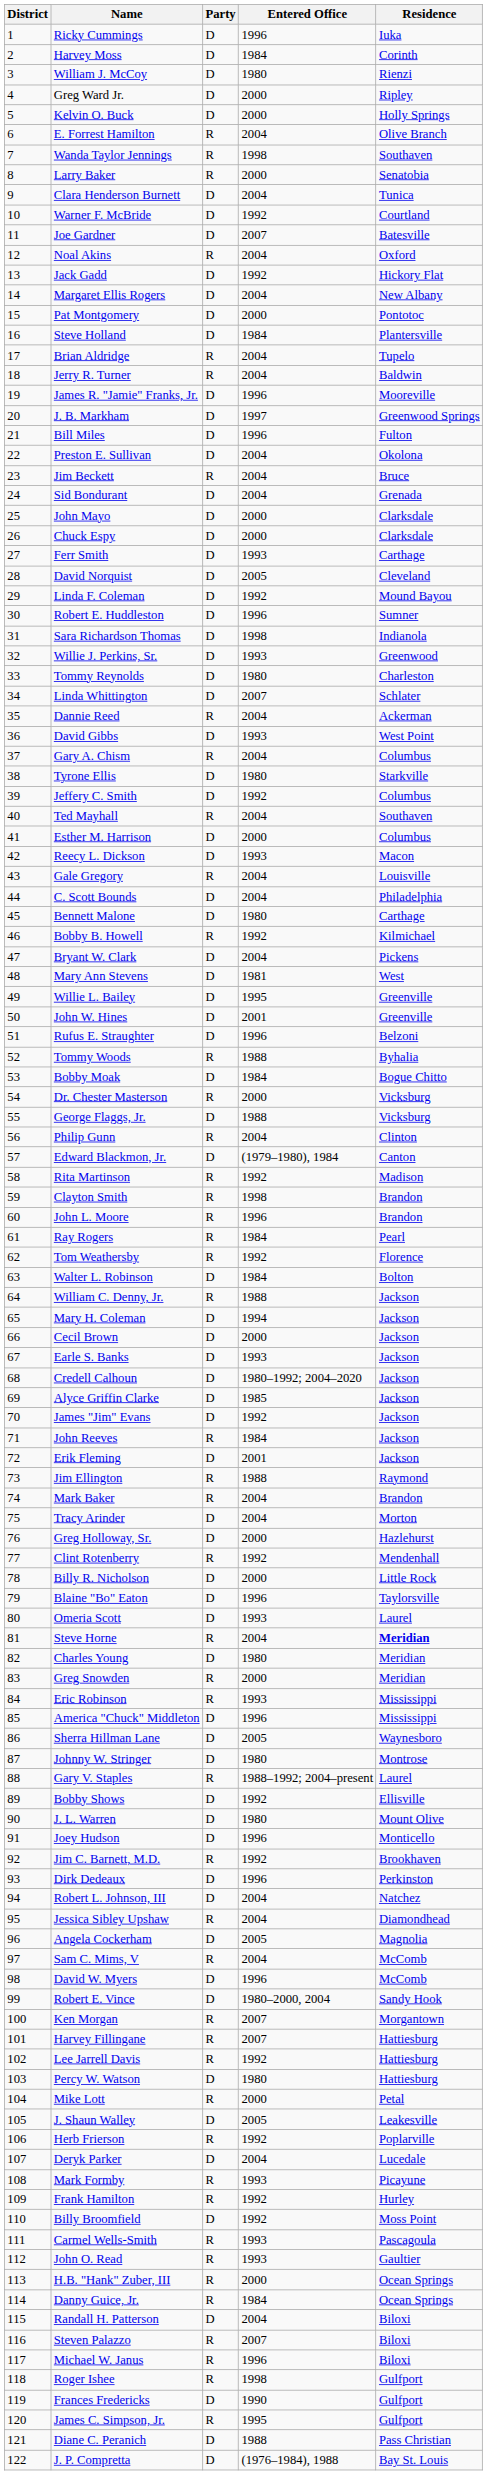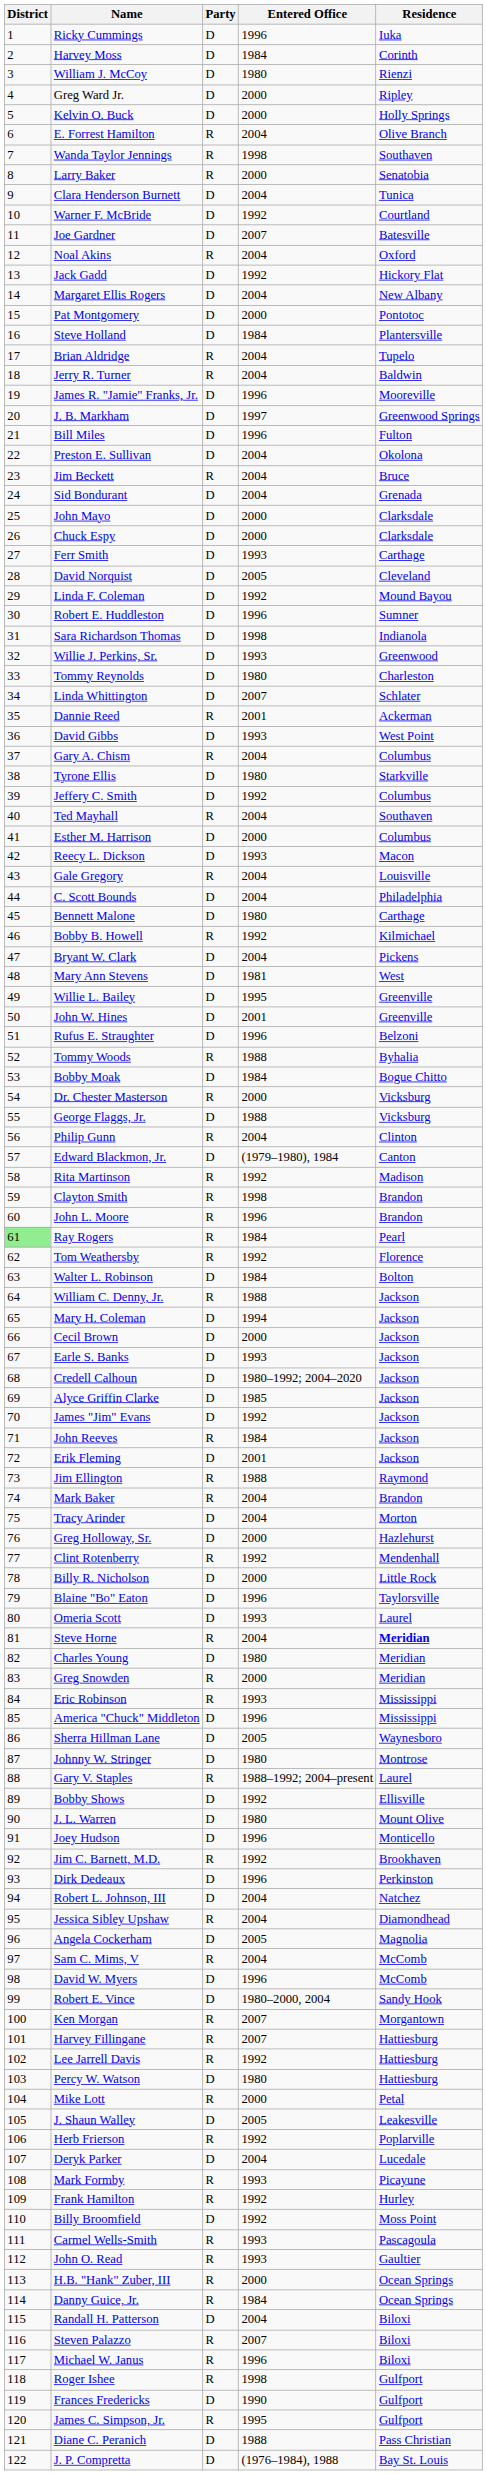(254, 716) 2004 -> (254, 716) 2001
(14, 1237) no background -> (14, 1237) lightgreen background
